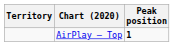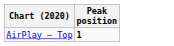- column: (29, 16)
